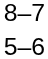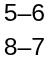rows swapped: (24, 12) <-> (24, 46)
